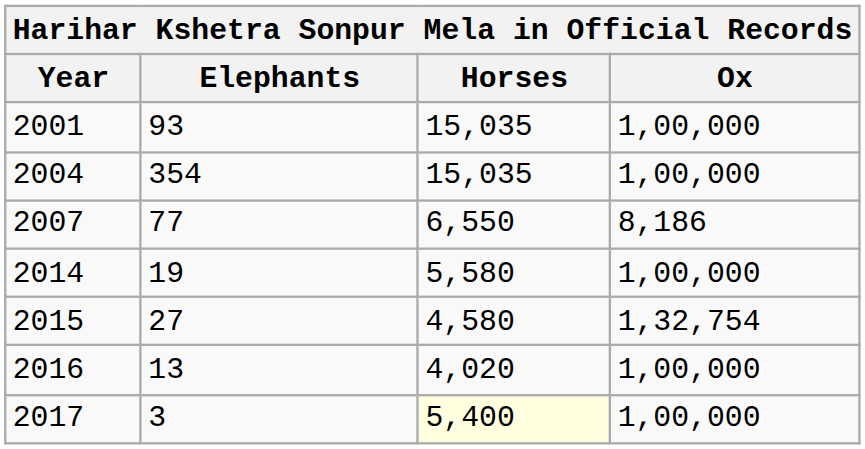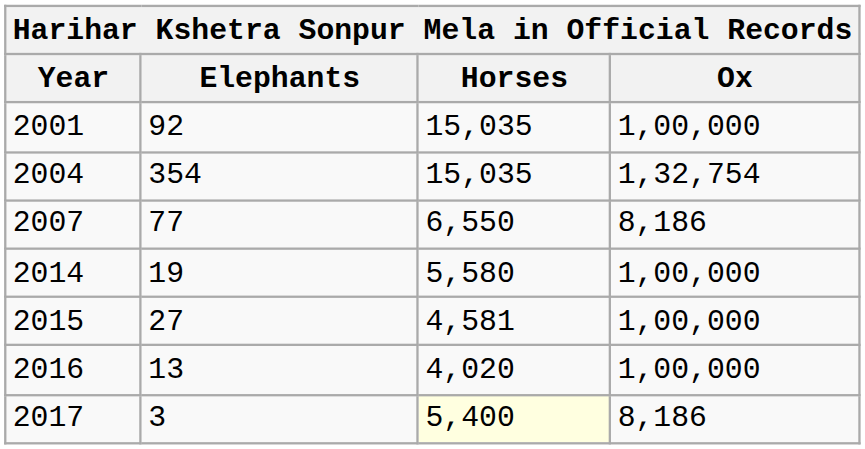(166, 127) 93 -> (166, 127) 92
(689, 176) 1,00,000 -> (689, 176) 1,32,754
(470, 321) 4,580 -> (470, 321) 4,581
(689, 321) 1,32,754 -> (689, 321) 1,00,000
(689, 418) 1,00,000 -> (662, 418) 8,186
